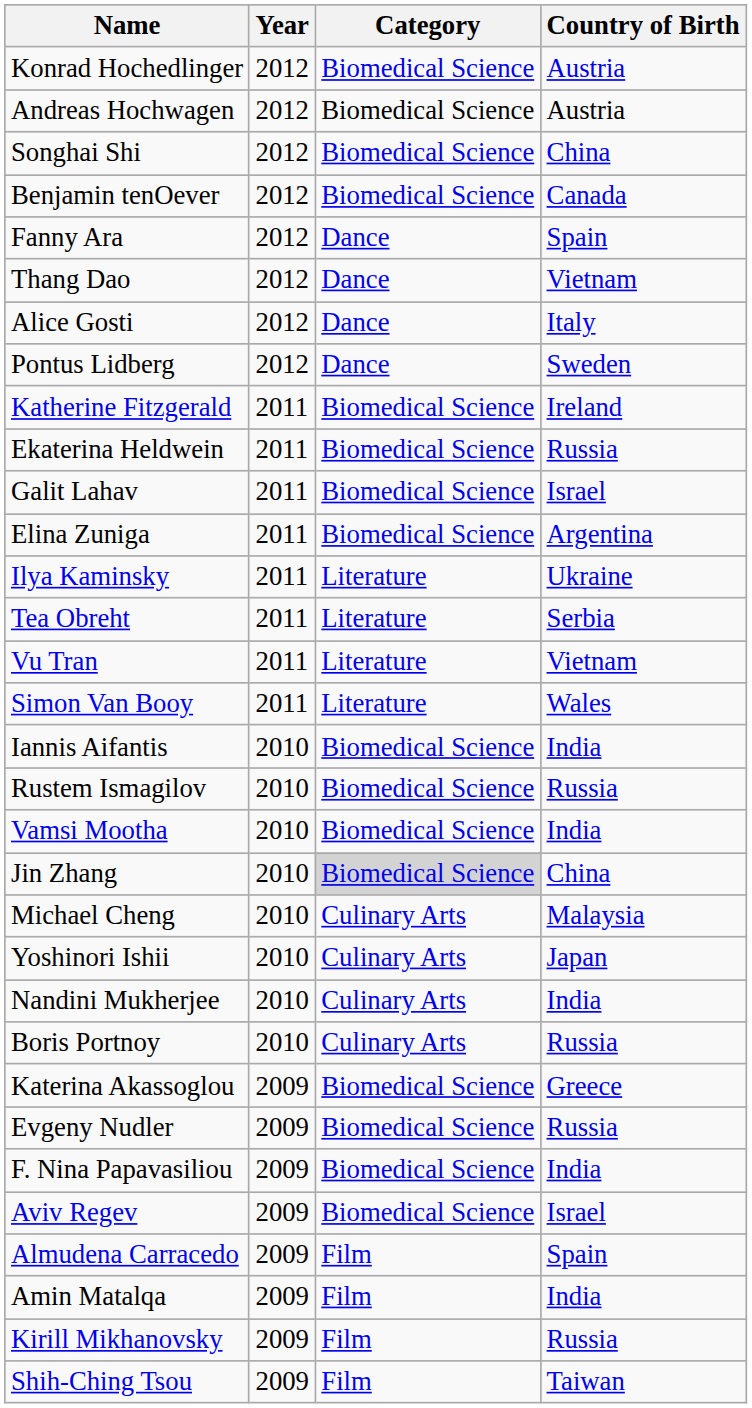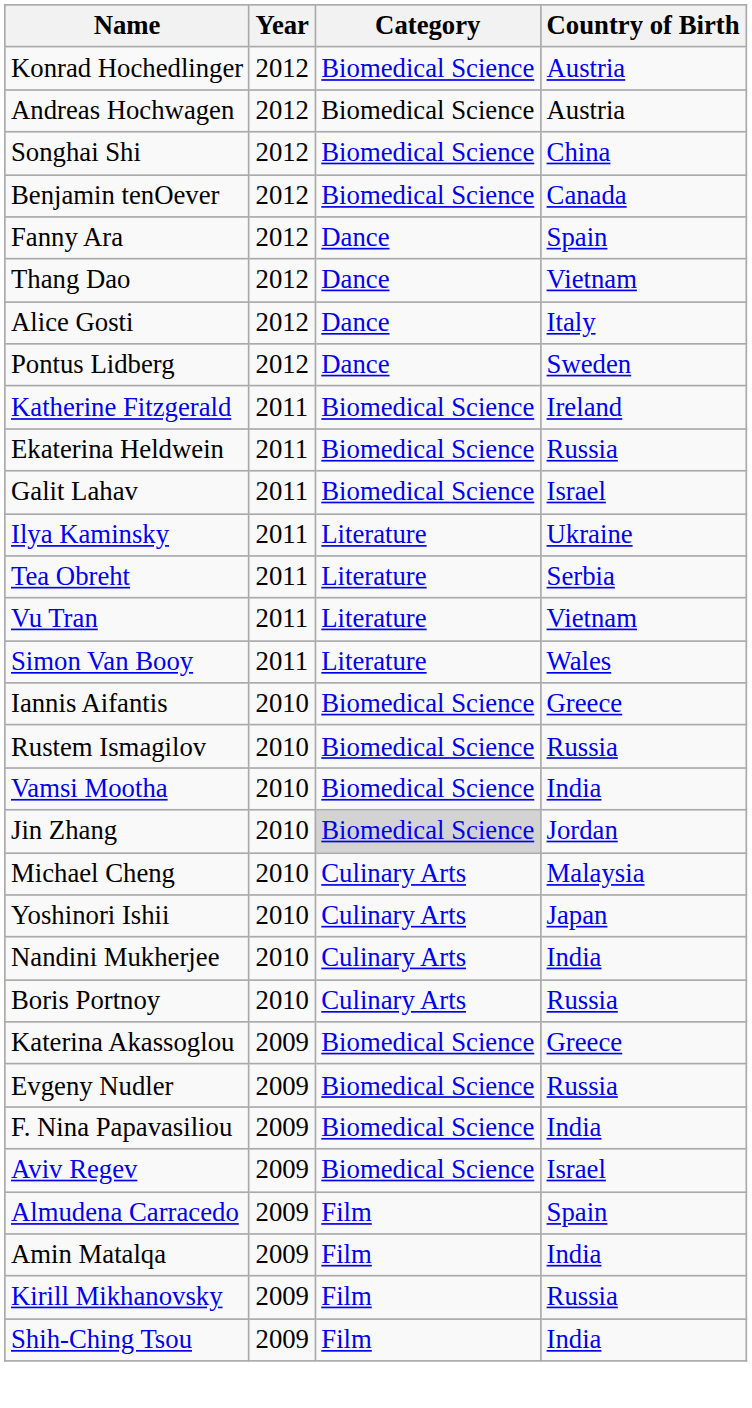- row: (80, 534)
(574, 746) India -> (584, 703) Greece
(578, 873) China -> (582, 830) Jordan
(586, 1381) Taiwan -> (574, 1339) India
